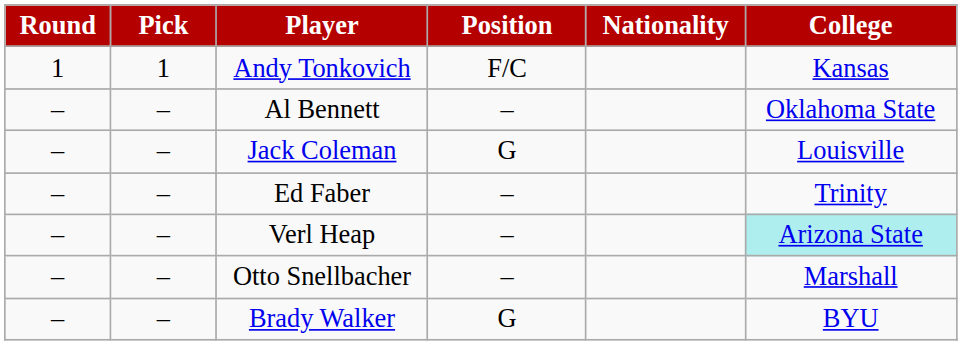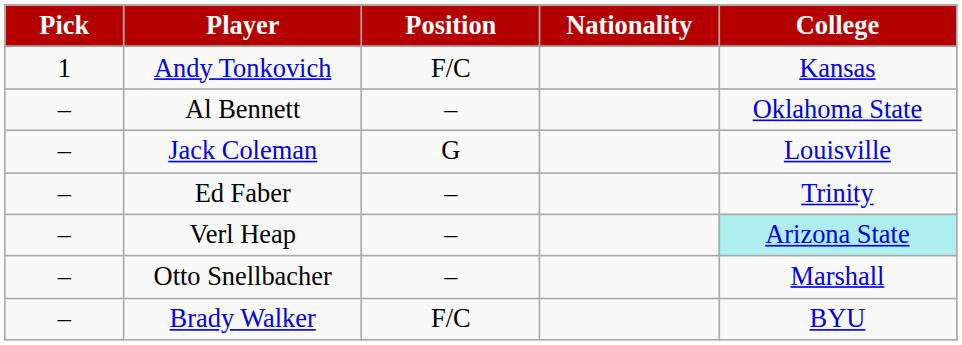- column: (58, 25)
(507, 318) G -> (451, 318) F/C
